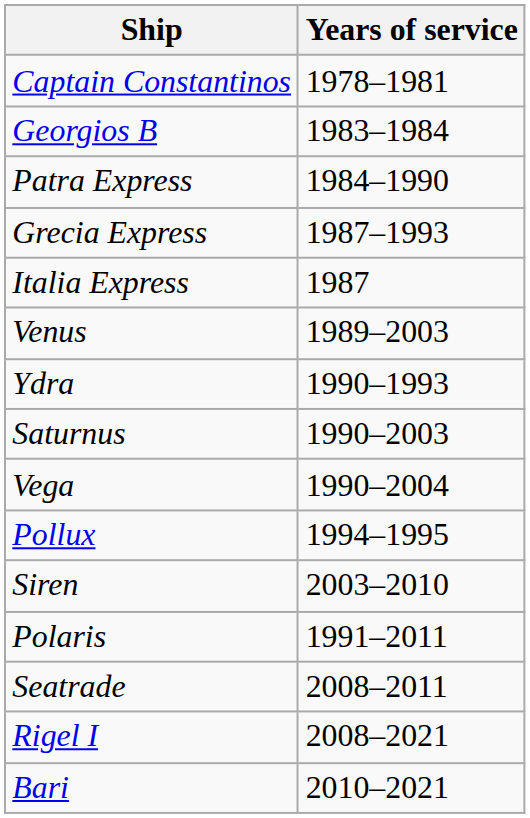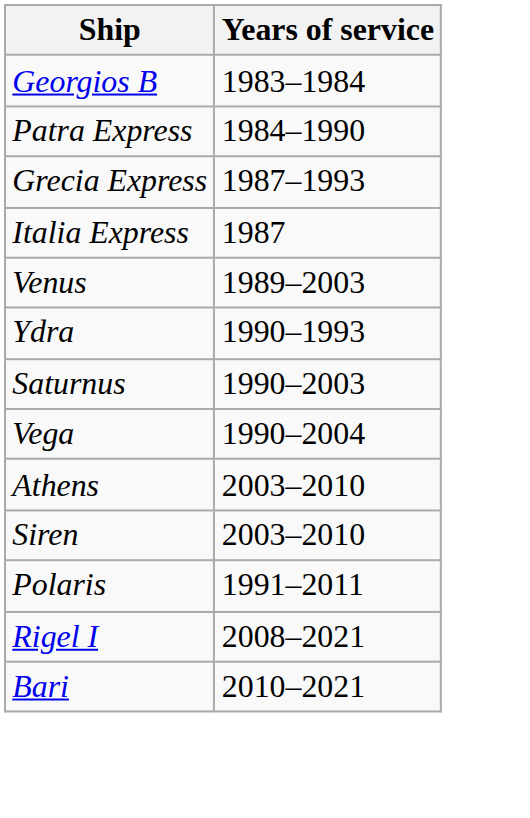- row: (152, 80)
- row: (54, 534)
+ row: (56, 484)
- row: (69, 686)
